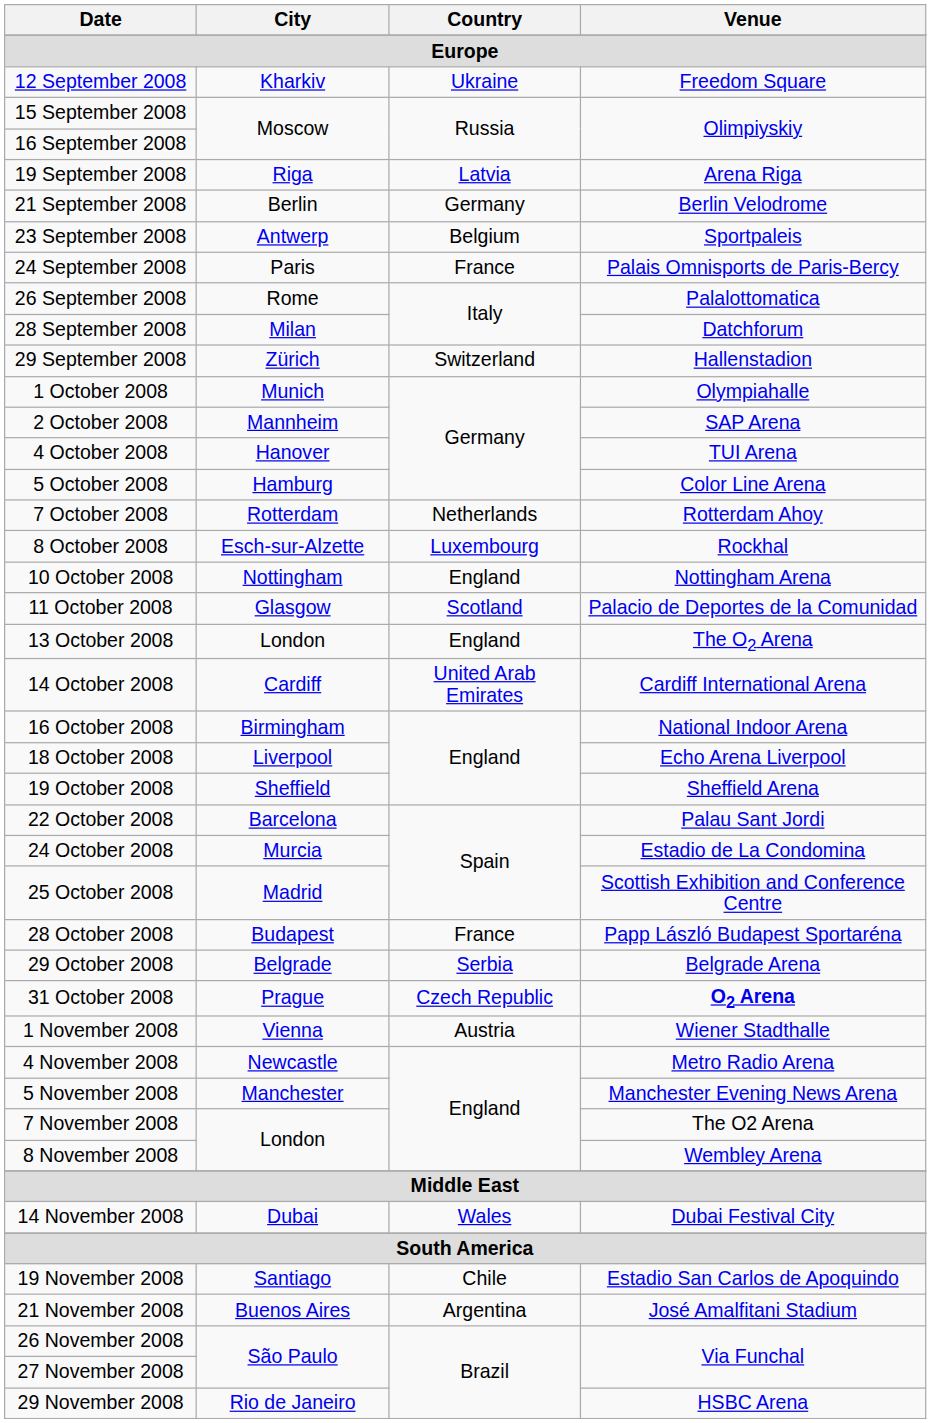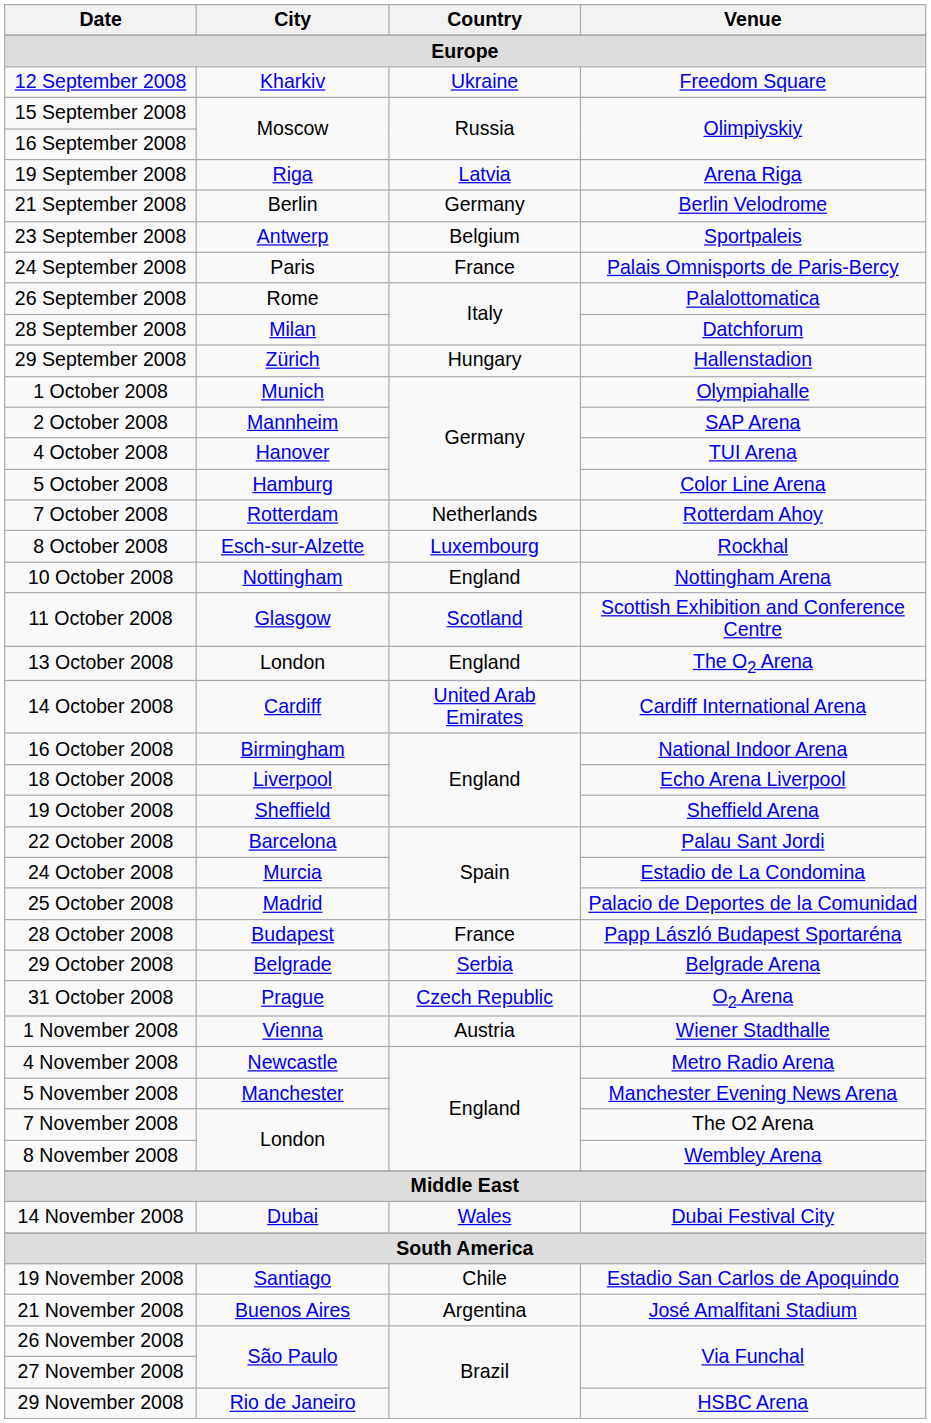(485, 360) Switzerland -> (485, 360) Hungary
(753, 608) Palacio de Deportes de la Comunidad -> (753, 619) Scottish Exhibition and Conference Centre
(753, 892) Scottish Exhibition and Conference Centre -> (753, 903) Palacio de Deportes de la Comunidad
(753, 999) bold -> (753, 999) normal
